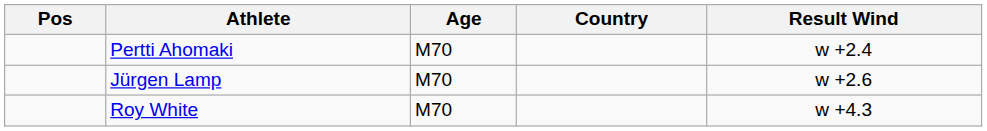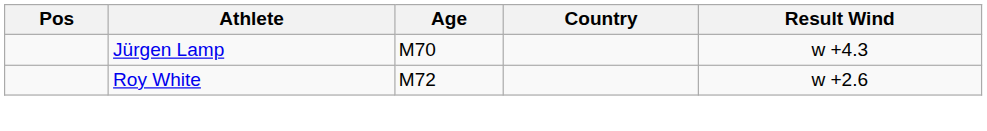- row: (172, 49)
(844, 79) w +2.6 -> (840, 49) w +4.3
(434, 110) M70 -> (417, 79) M72
(844, 110) w +4.3 -> (840, 79) w +2.6
